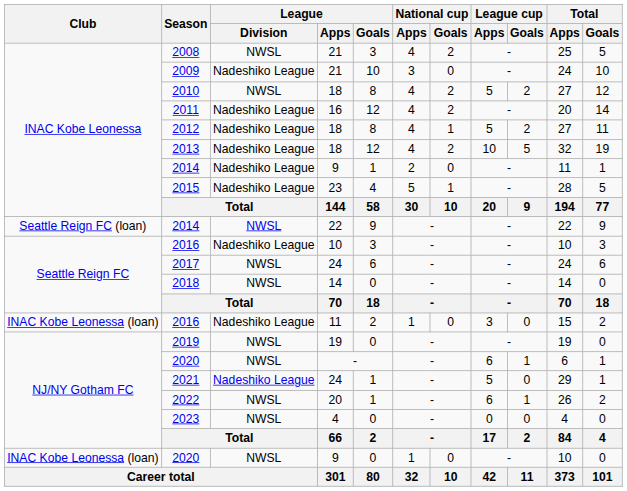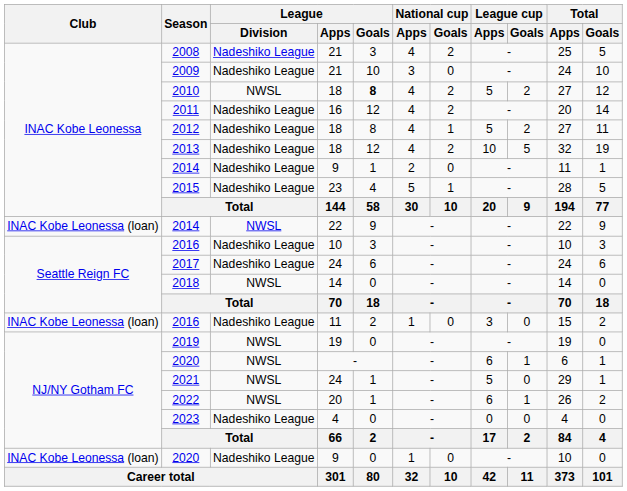(264, 52) NWSL -> (264, 52) Nadeshiko League
(373, 91) normal -> (373, 91) bold
(83, 226) Seattle Reign FC (loan) -> (83, 226) INAC Kobe Leonessa (loan)
(264, 264) NWSL -> (264, 264) Nadeshiko League
(264, 380) Nadeshiko League -> (264, 380) NWSL
(264, 419) NWSL -> (264, 419) Nadeshiko League
(264, 457) NWSL -> (264, 457) Nadeshiko League
